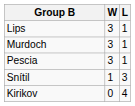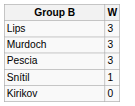- column: (125, 12)
